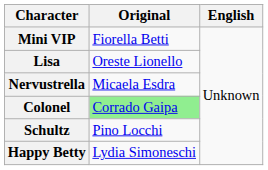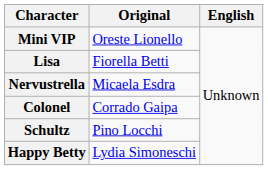(131, 38) Fiorella Betti -> (137, 38) Oreste Lionello
(137, 61) Oreste Lionello -> (131, 61) Fiorella Betti
(135, 107) lightgreen background -> (135, 107) no background
